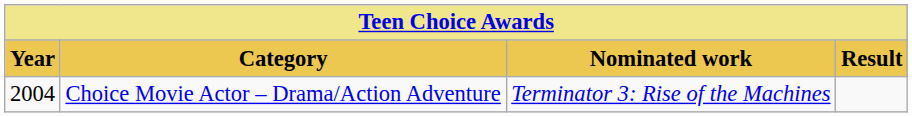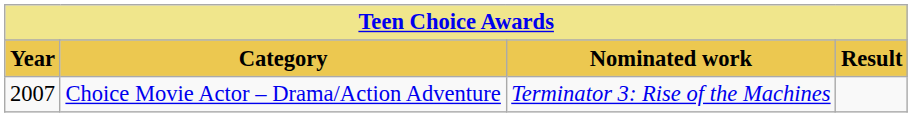(32, 93) 2004 -> (32, 93) 2007
